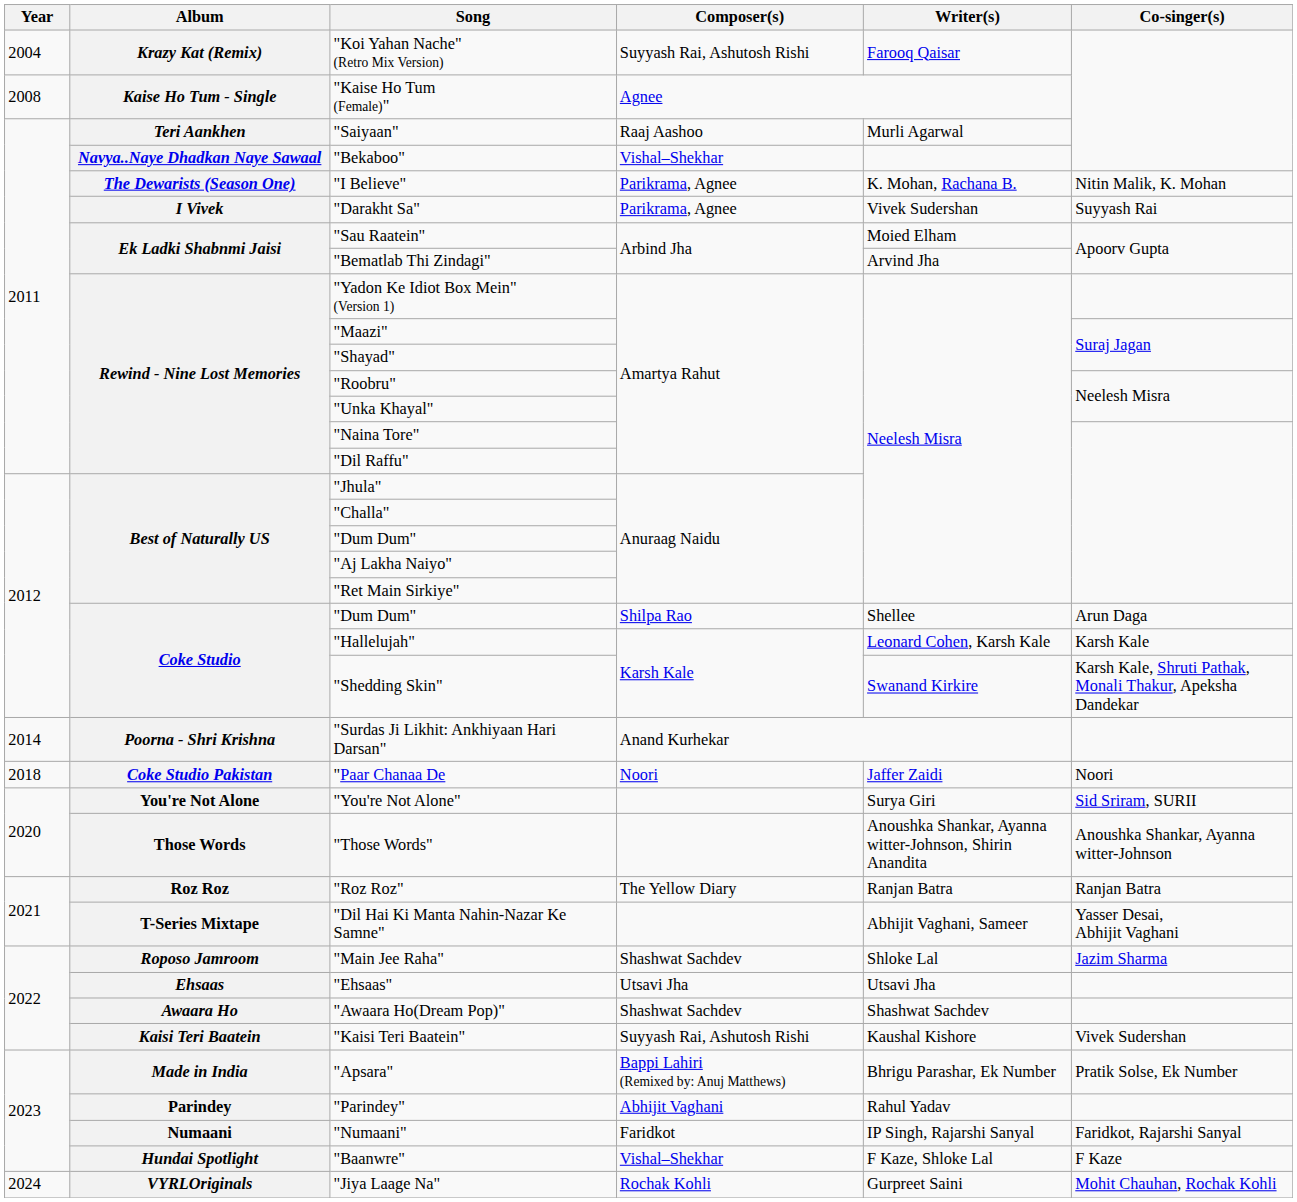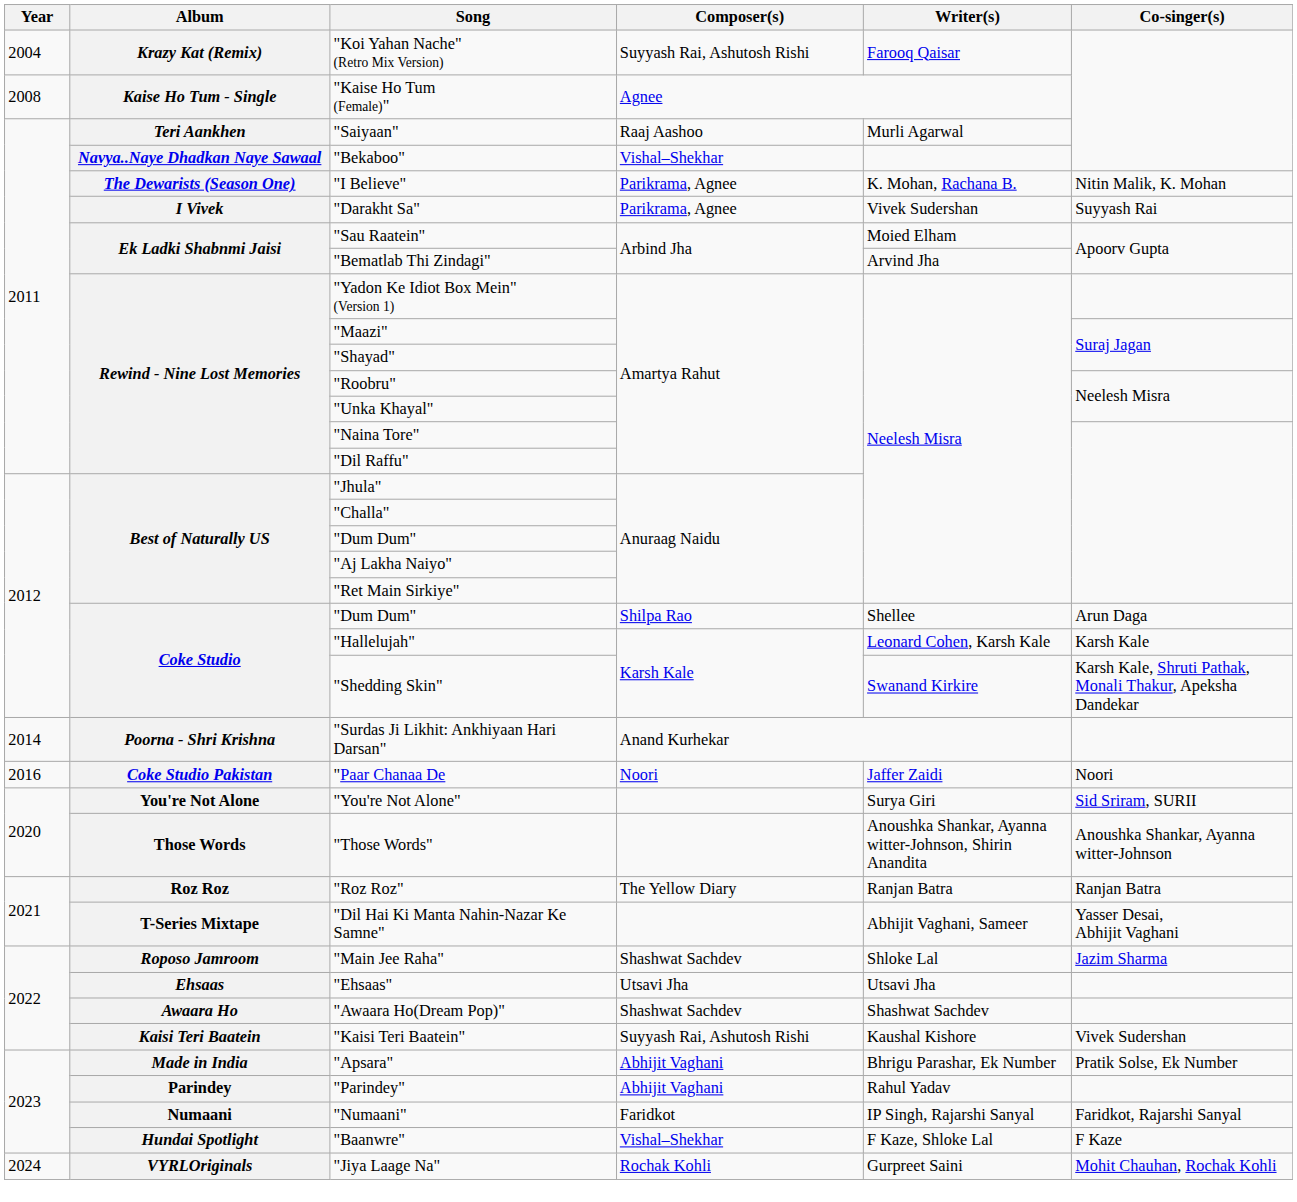(25, 774) 2018 -> (25, 774) 2016
(703, 1071) Bappi Lahiri (Remixed by: Anuj Matthews) -> (672, 1062) Abhijit Vaghani
